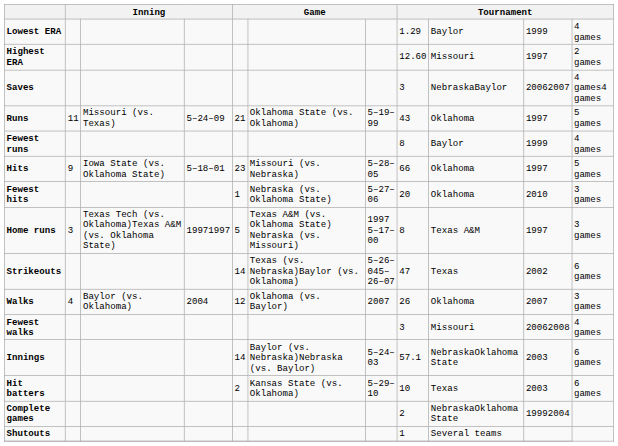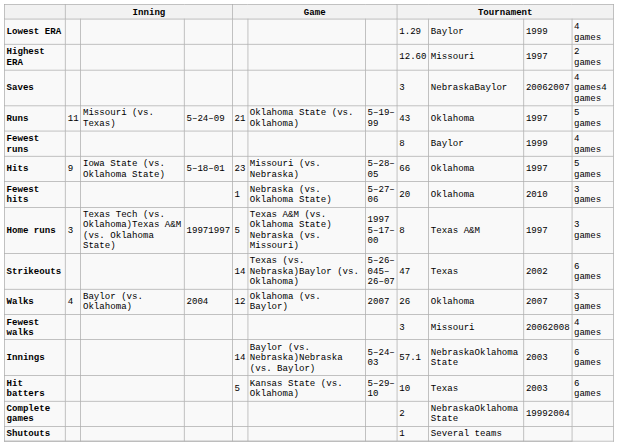(237, 388) 2 -> (237, 388) 5
